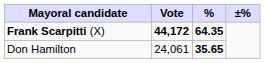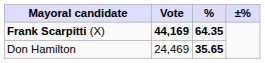(172, 31) 44,172 -> (172, 31) 44,169
(172, 49) 24,061 -> (172, 49) 24,469
